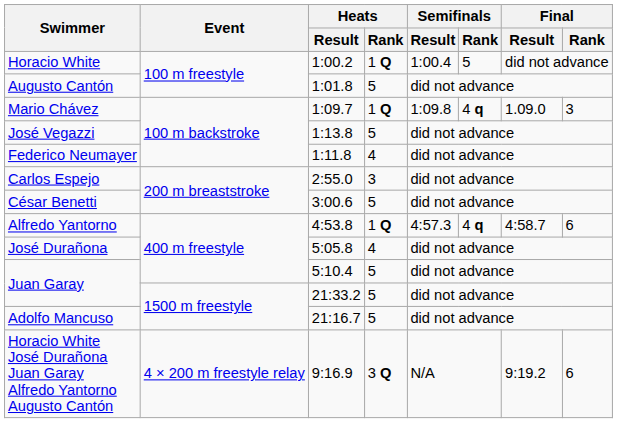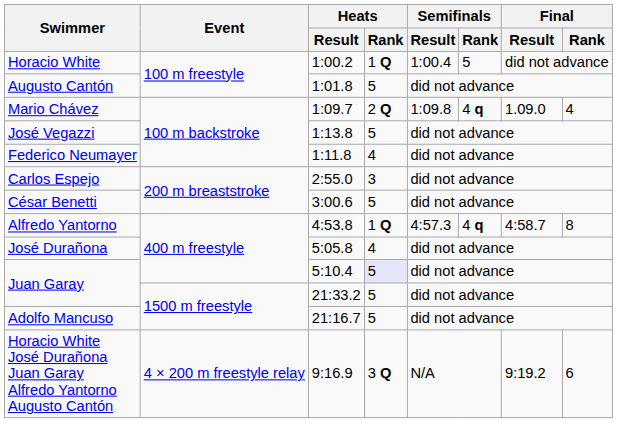(379, 109) 1 Q -> (379, 109) 2 Q
(570, 109) 3 -> (570, 109) 4
(570, 225) 6 -> (570, 225) 8
(372, 272) no background -> (372, 272) lavender background
